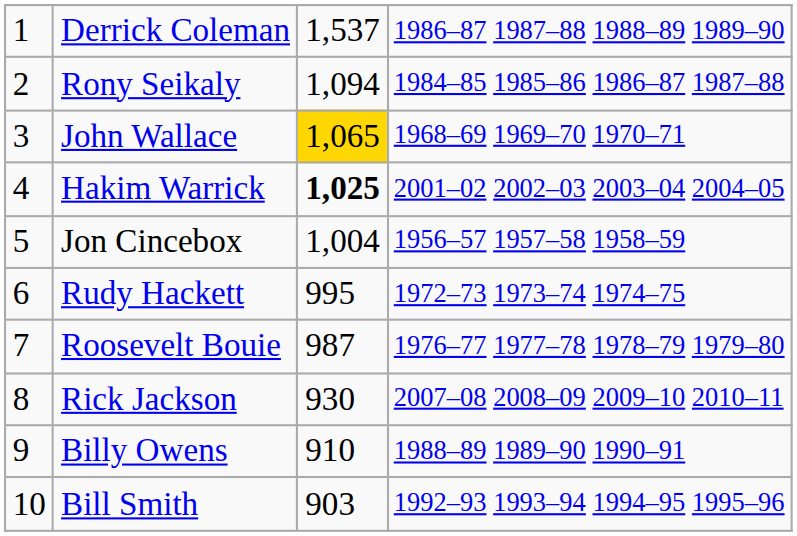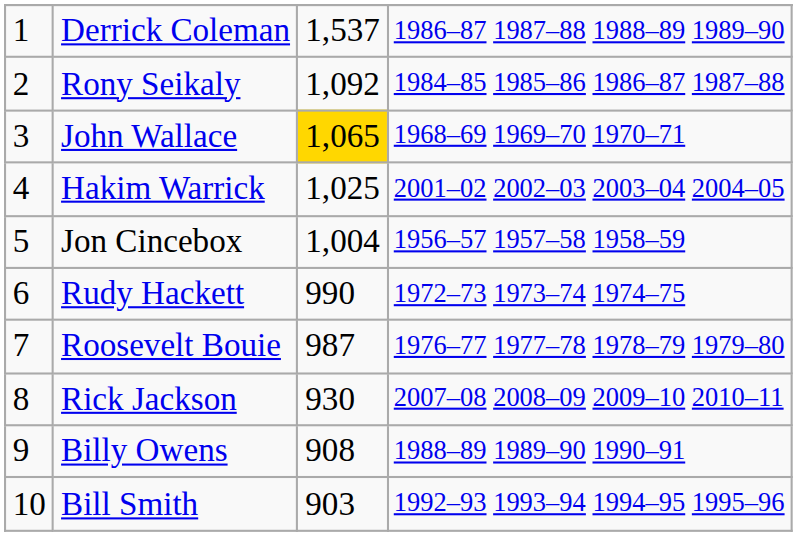(343, 83) 1,094 -> (343, 83) 1,092
(343, 188) bold -> (343, 188) normal
(330, 293) 995 -> (330, 293) 990
(330, 450) 910 -> (330, 450) 908
